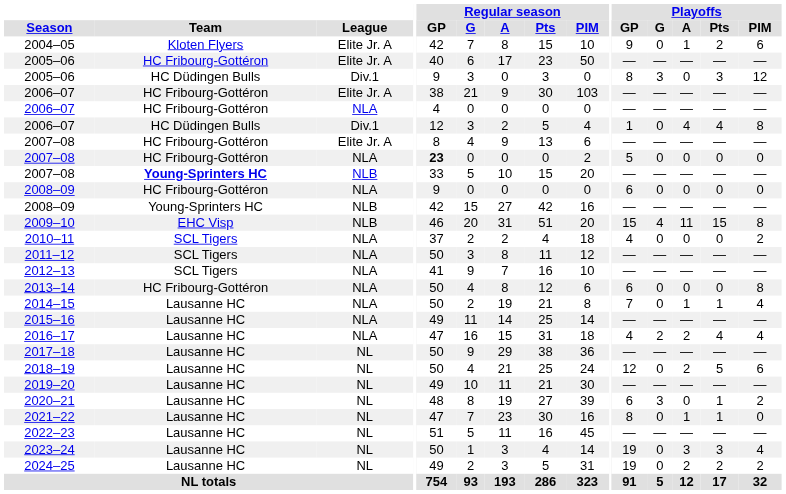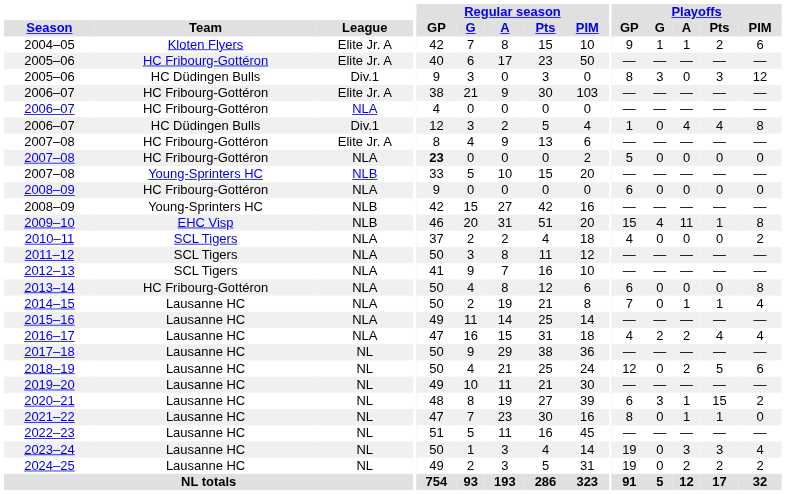(660, 44) 0 -> (660, 44) 1
(206, 174) bold -> (206, 174) normal
(719, 222) 15 -> (719, 222) 1
(687, 400) 0 -> (687, 400) 1
(719, 400) 1 -> (719, 400) 15
